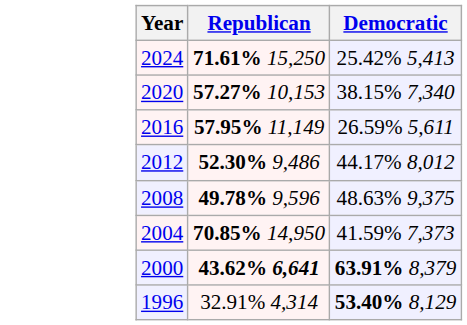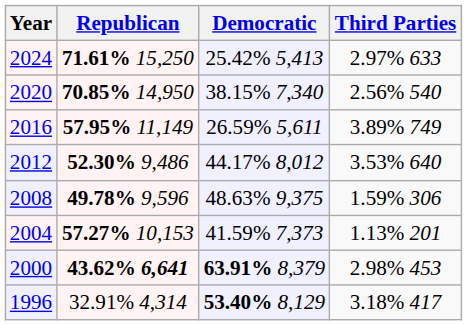+ column: (396, 23)
(259, 92) 57.27% 10,153 -> (128, 92) 70.85% 14,950
(259, 232) 70.85% 14,950 -> (128, 232) 57.27% 10,153
